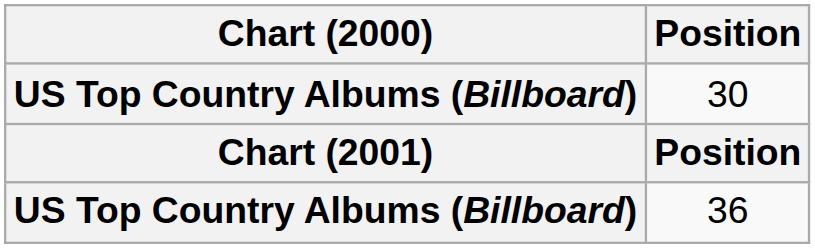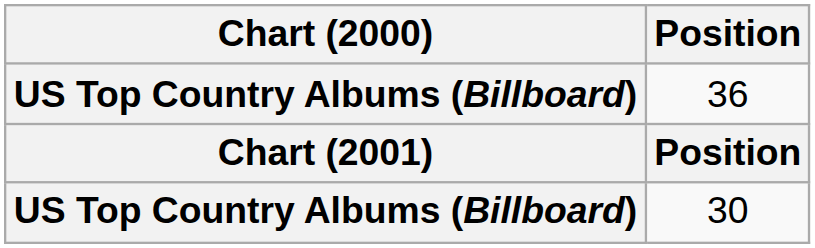rows swapped: (728, 93) <-> (728, 211)
